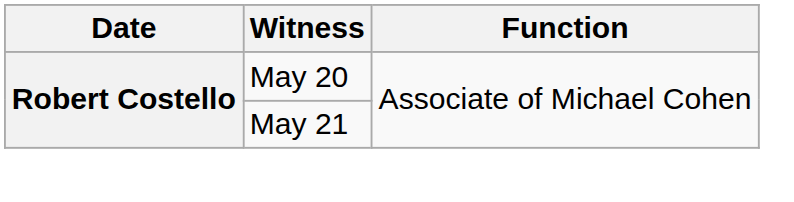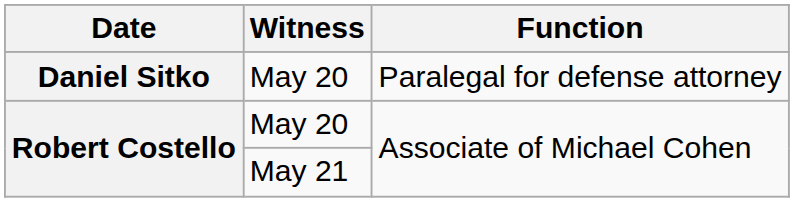+ row: (124, 76)
